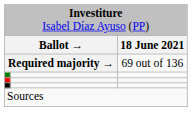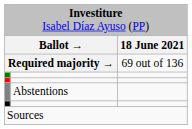+ row: (7, 92)
